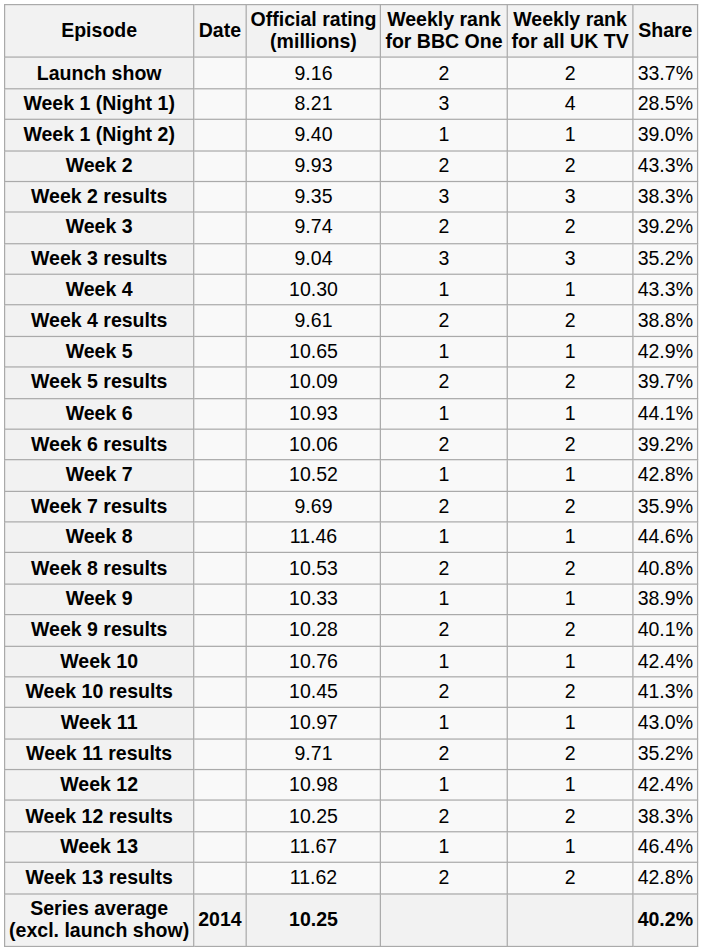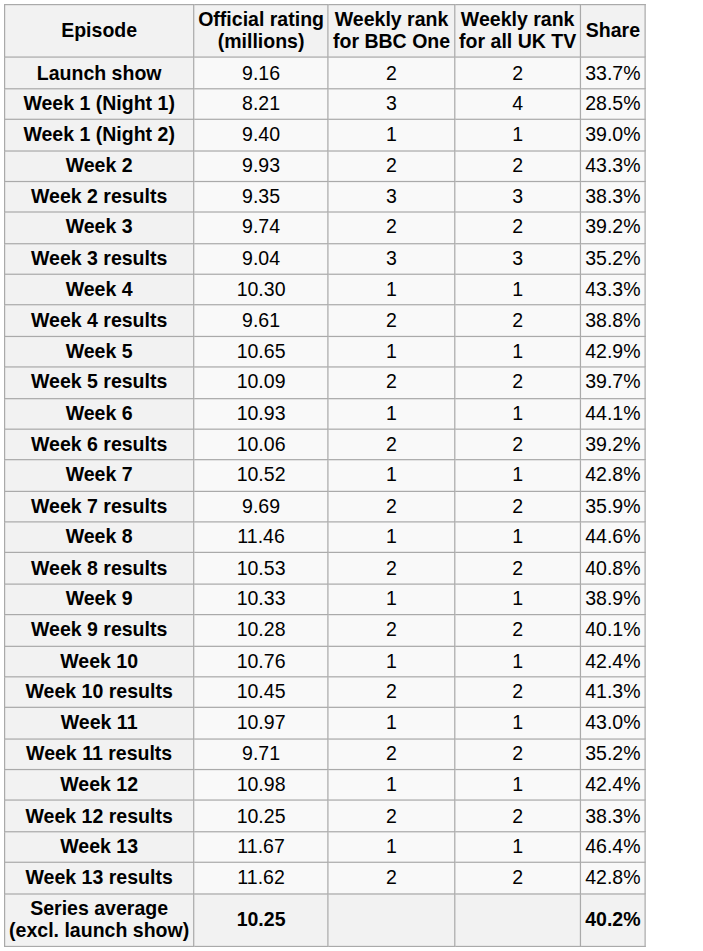- column: (220, 30)
